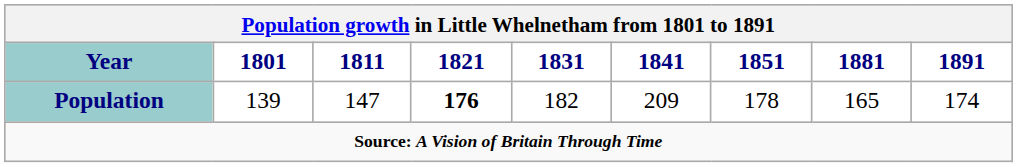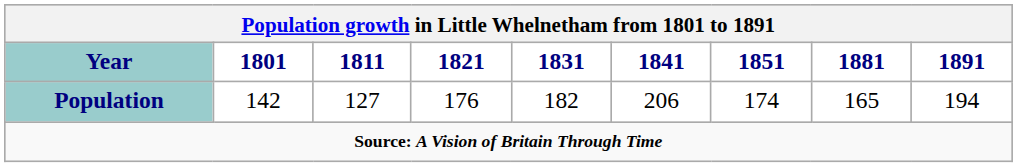(263, 101) 139 -> (263, 101) 142
(362, 101) 147 -> (362, 101) 127
(461, 101) bold -> (461, 101) normal
(661, 101) 209 -> (661, 101) 206
(761, 101) 178 -> (761, 101) 174
(962, 101) 174 -> (962, 101) 194
